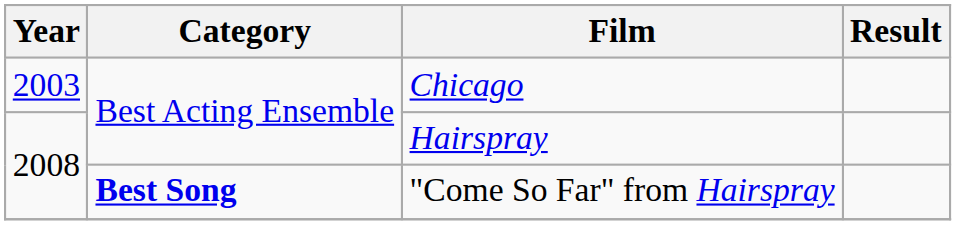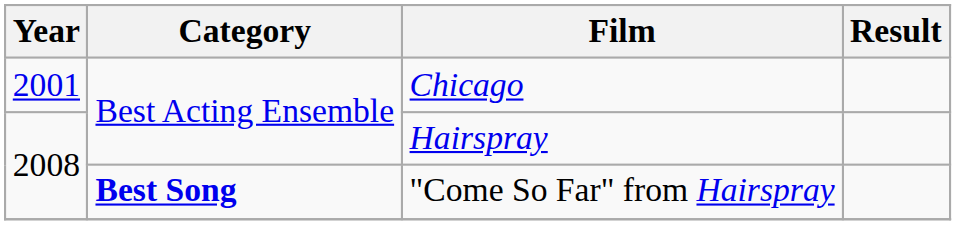(46, 84) 2003 -> (46, 84) 2001
